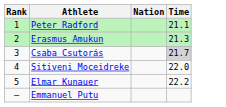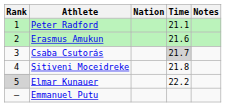+ column: (206, 11)
(179, 39) 21.3 -> (179, 39) 21.6
(179, 67) 22.0 -> (179, 67) 21.8
(17, 81) no background -> (17, 81) lightgrey background
